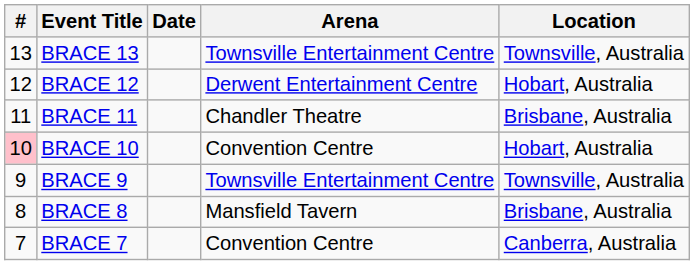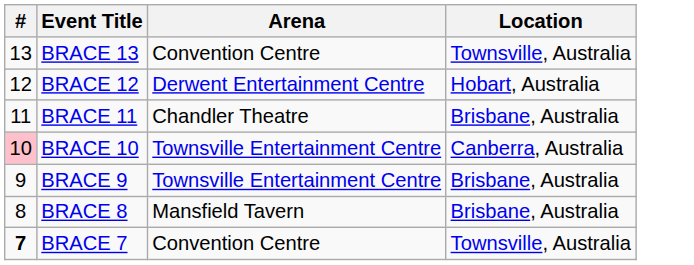- column: (174, 21)
(350, 53) Townsville Entertainment Centre -> (236, 53) Convention Centre
(289, 148) Convention Centre -> (297, 148) Townsville Entertainment Centre
(578, 148) Hobart, Australia -> (537, 148) Canberra, Australia
(594, 180) Townsville, Australia -> (535, 180) Brisbane, Australia
(21, 244) normal -> (21, 244) bold
(590, 244) Canberra, Australia -> (541, 244) Townsville, Australia
